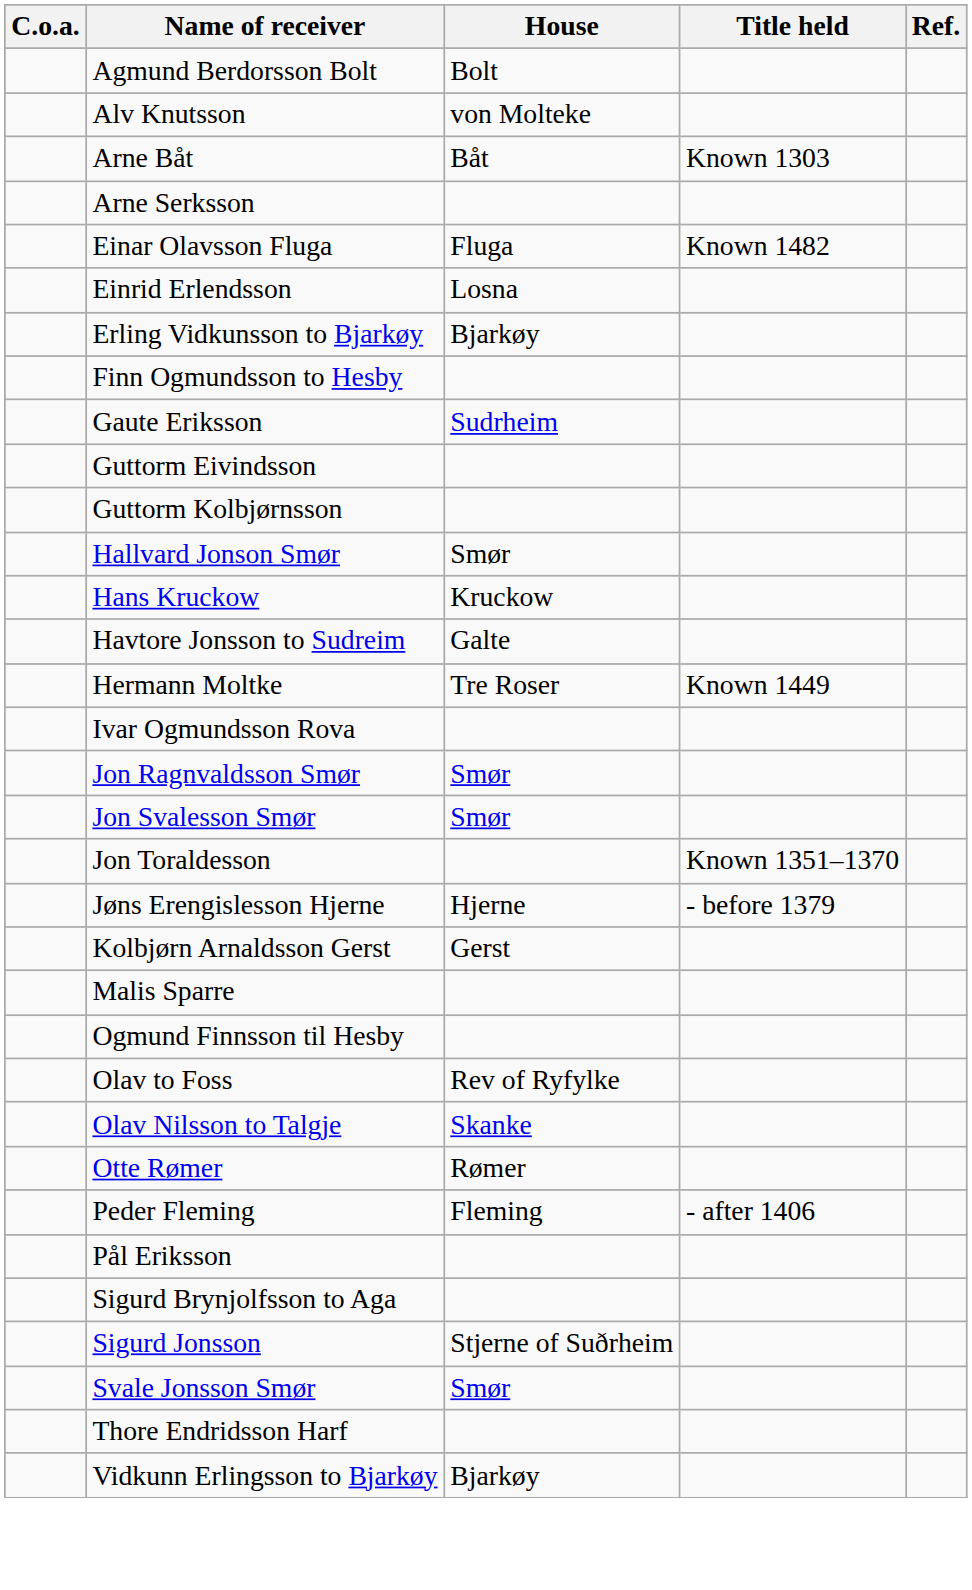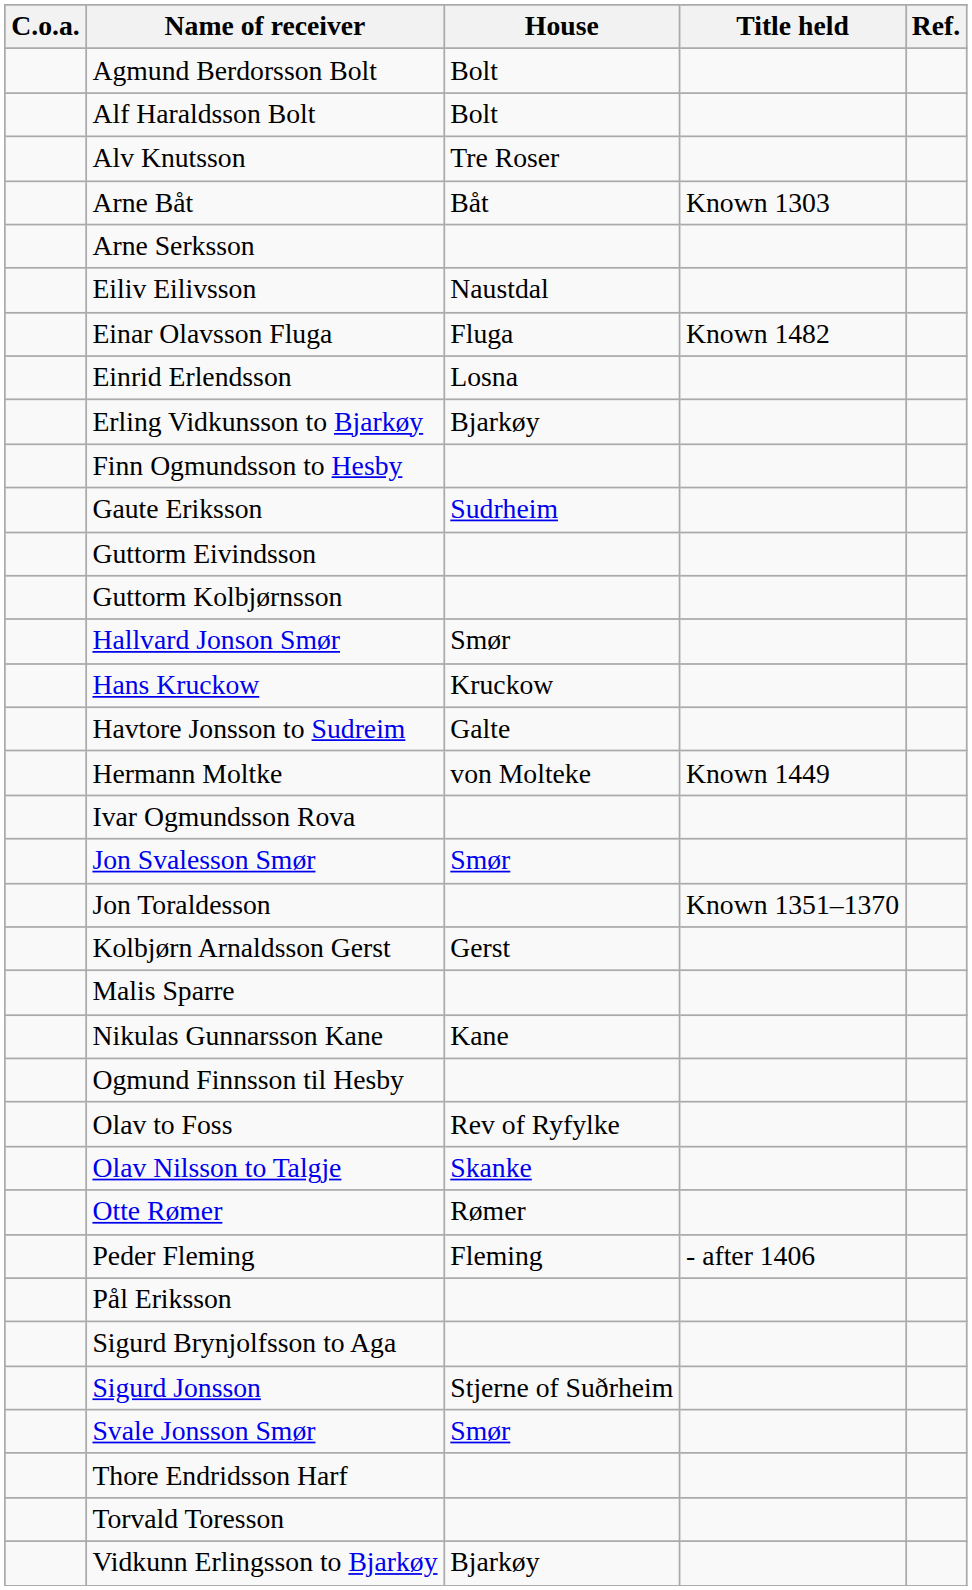+ row: (204, 114)
(521, 114) von Molteke -> (505, 158) Tre Roser
+ row: (174, 289)
(505, 684) Tre Roser -> (521, 772) von Molteke
- row: (226, 772)
- row: (239, 904)
+ row: (238, 1036)
+ row: (188, 1519)
